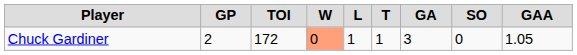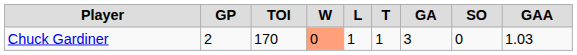(266, 38) 172 -> (266, 38) 170
(519, 38) 1.05 -> (519, 38) 1.03
